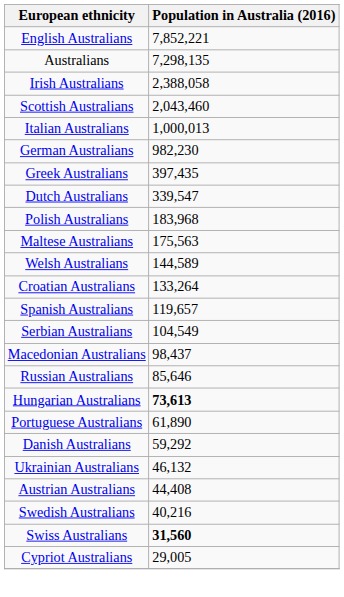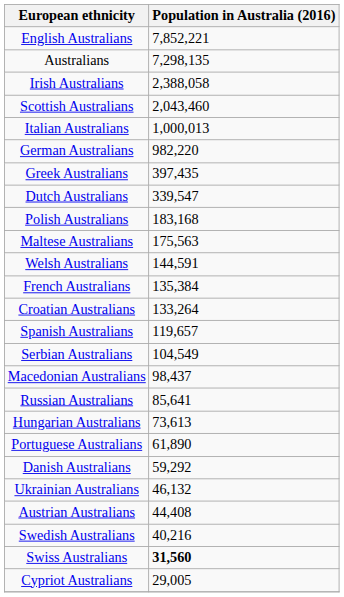(175, 151) 982,230 -> (175, 151) 982,220
(175, 219) 183,968 -> (175, 219) 183,168
(175, 264) 144,589 -> (175, 264) 144,591
+ row: (77, 286)
(172, 377) 85,646 -> (172, 399) 85,641
(172, 399) bold -> (172, 422) normal
